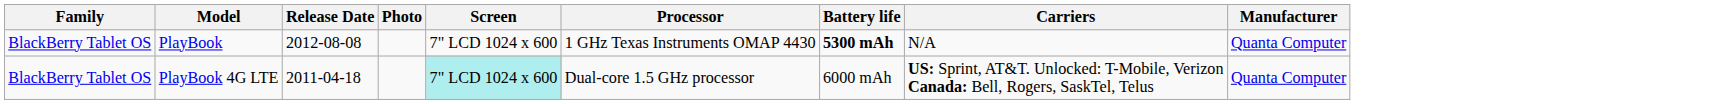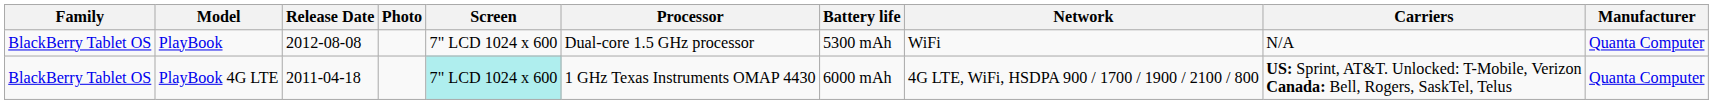+ column: (1083, 17)
(690, 42) 1 GHz Texas Instruments OMAP 4430 -> (660, 42) Dual-core 1.5 GHz processor
(858, 42) bold -> (857, 42) normal
(660, 77) Dual-core 1.5 GHz processor -> (690, 77) 1 GHz Texas Instruments OMAP 4430
